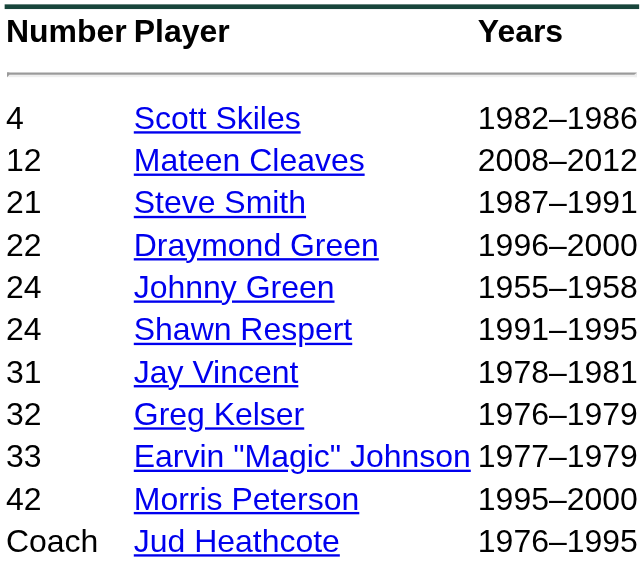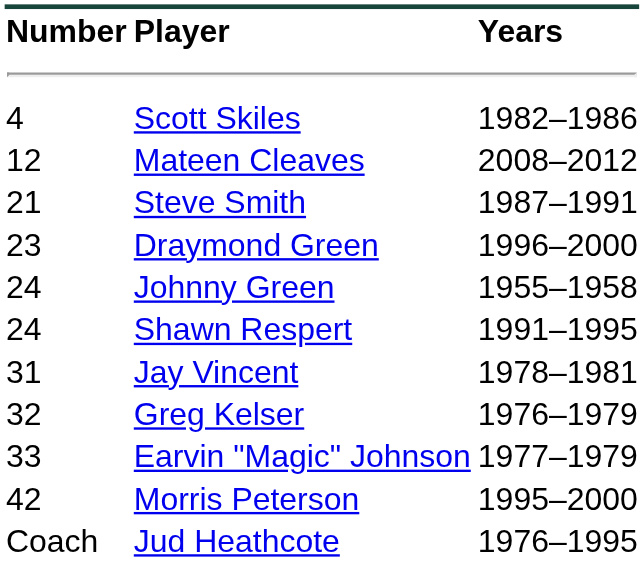(24, 244) 22 -> (24, 244) 23
